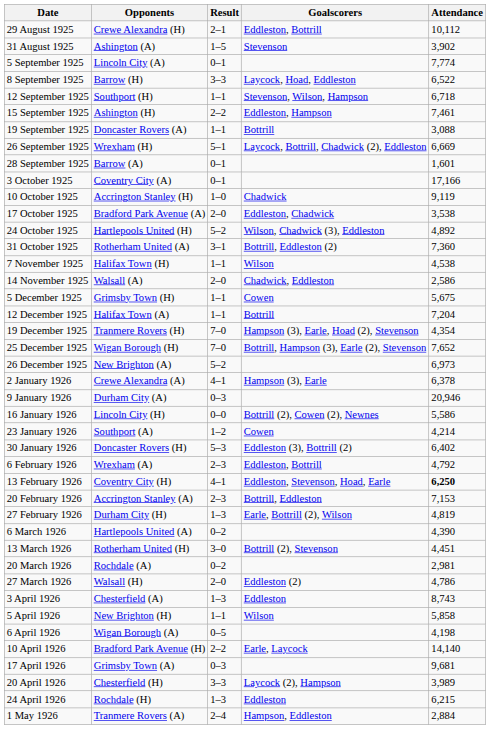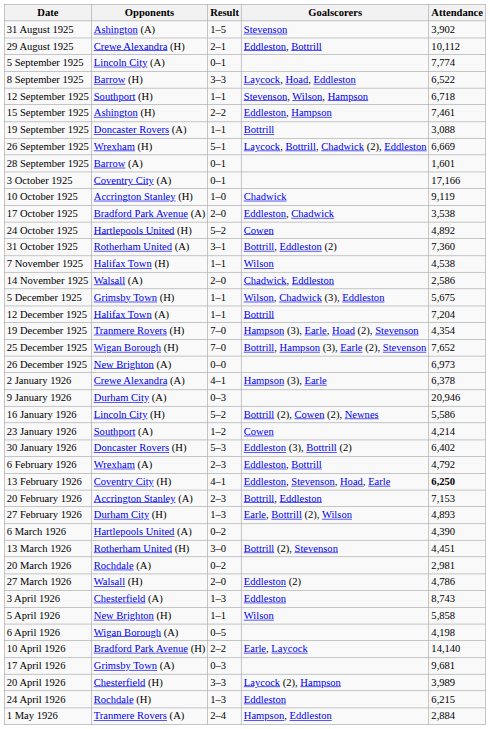rows swapped: (40, 29) <-> (40, 46)
(314, 230) Wilson, Chadwick (3), Eddleston -> (259, 230) Cowen
(259, 297) Cowen -> (314, 297) Wilson, Chadwick (3), Eddleston
(218, 364) 5–2 -> (218, 364) 0–0
(218, 414) 0–0 -> (218, 414) 5–2
(443, 515) 4,819 -> (443, 515) 4,893
